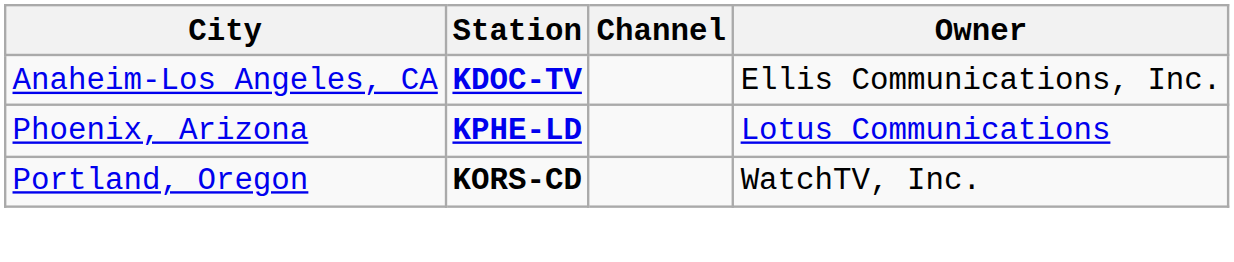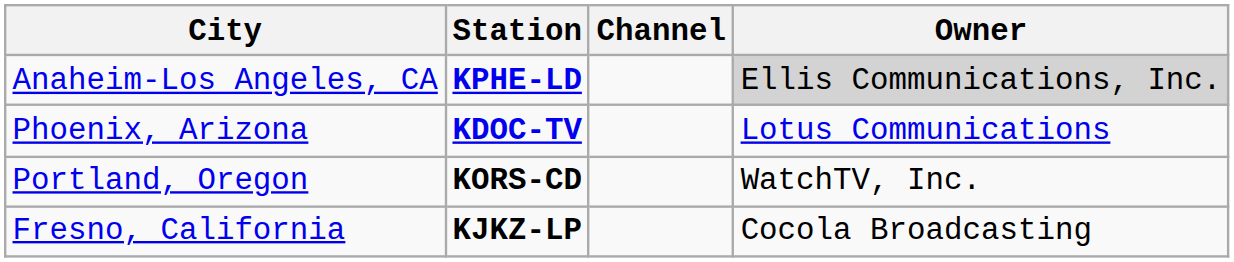(517, 81) KDOC-TV -> (517, 81) KPHE-LD
(981, 81) no background -> (981, 81) lightgrey background
(517, 131) KPHE-LD -> (517, 131) KDOC-TV
+ row: (179, 231)
